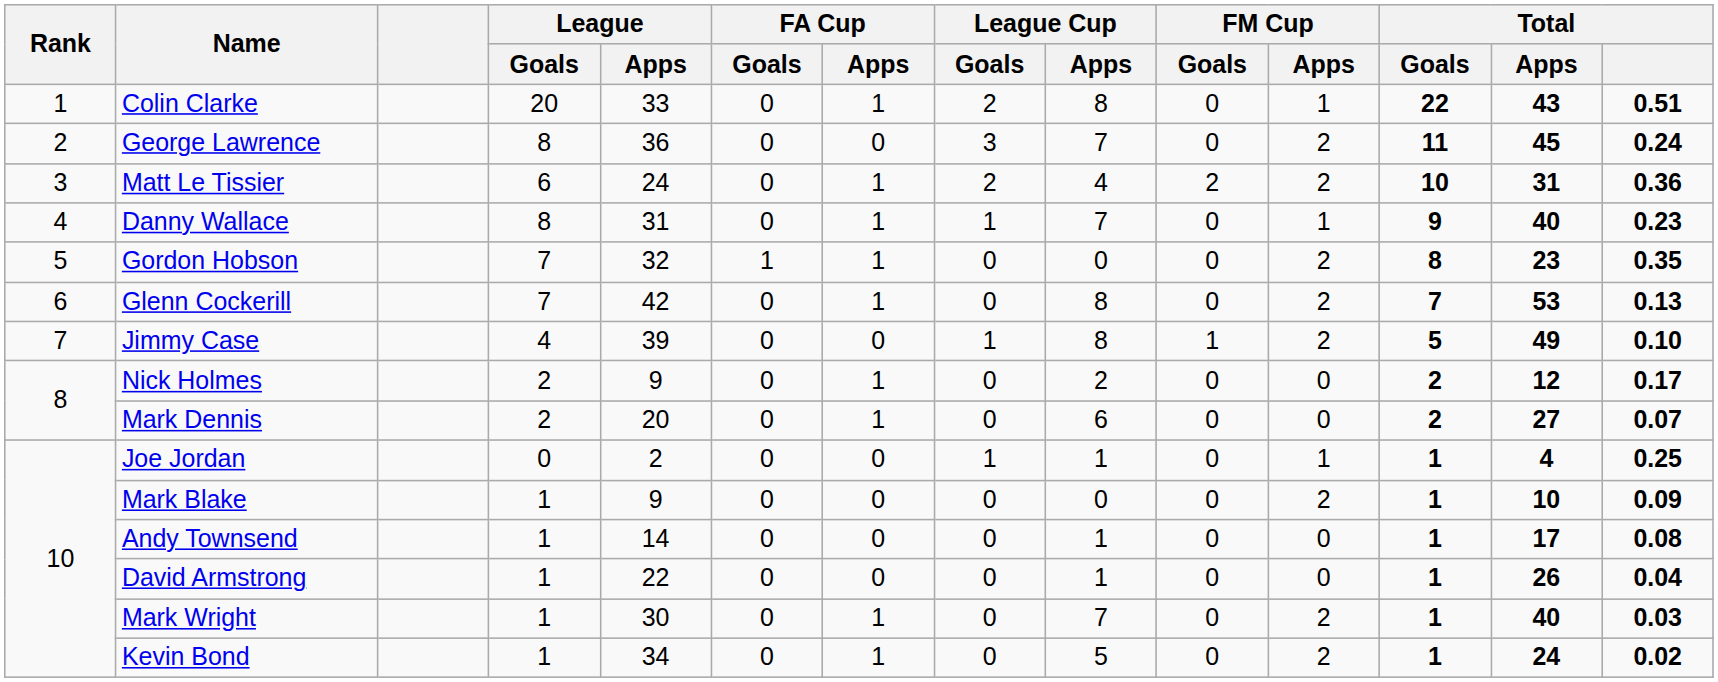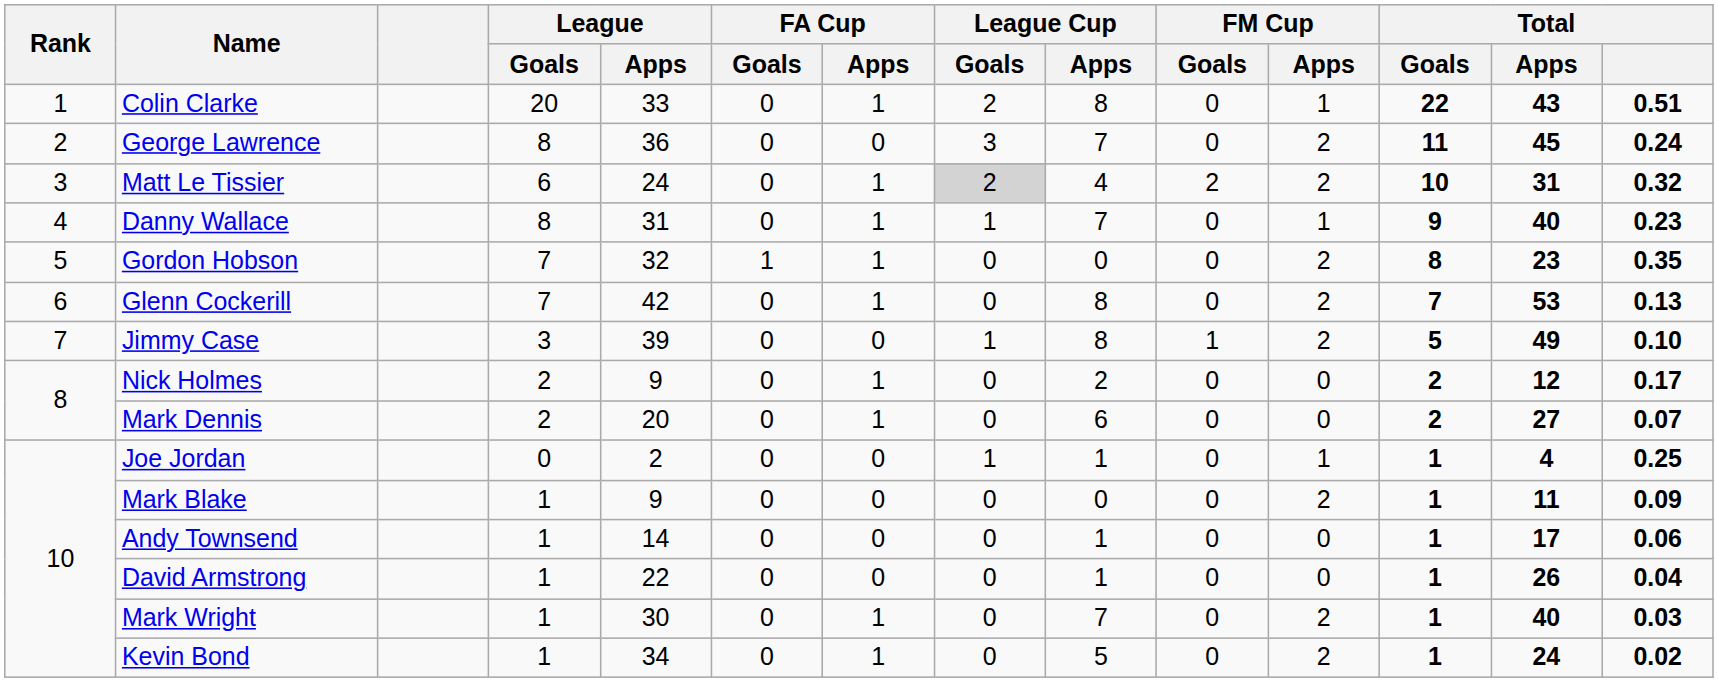(990, 182) no background -> (990, 182) lightgrey background
(1658, 182) 0.36 -> (1658, 182) 0.32
(544, 340) 4 -> (544, 340) 3
(1546, 499) 10 -> (1546, 499) 11
(1658, 538) 0.08 -> (1658, 538) 0.06
